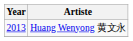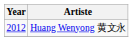(16, 28) 2013 -> (16, 28) 2012
